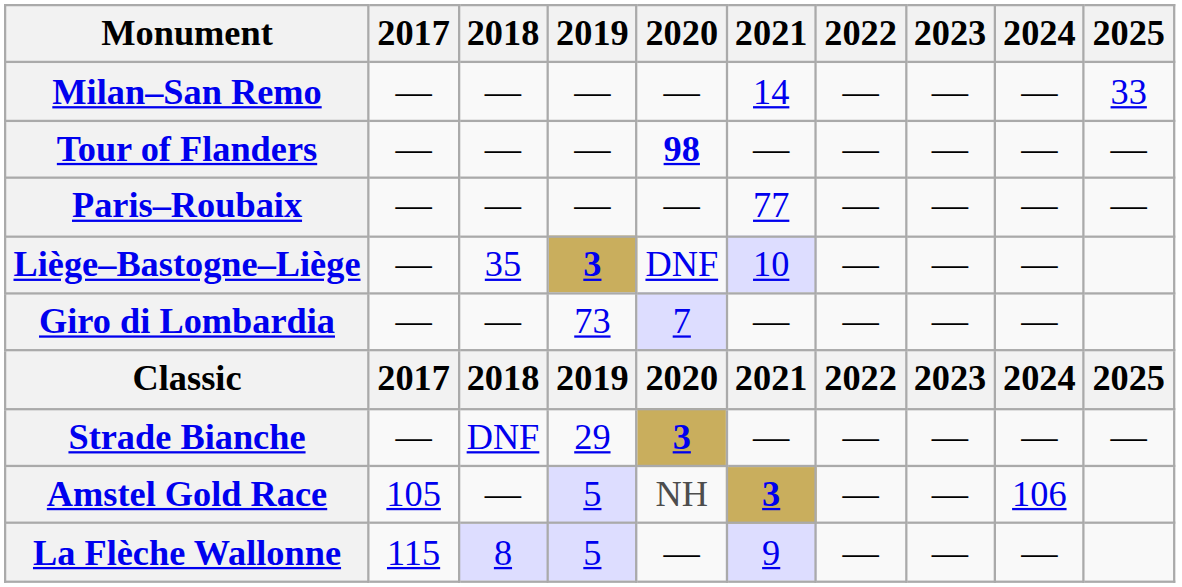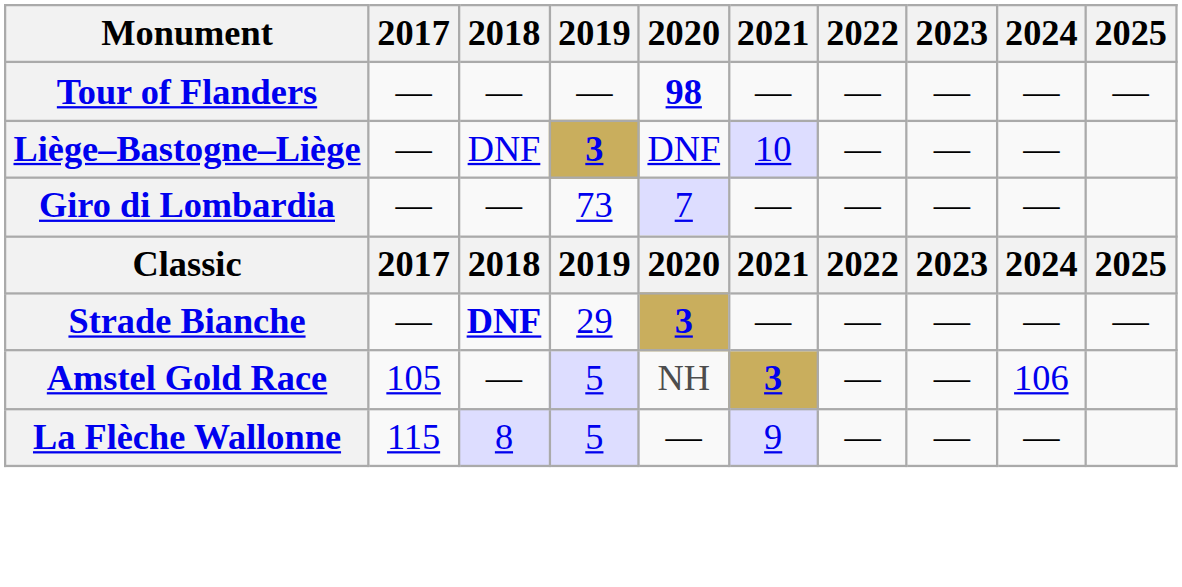- row: (187, 90)
- row: (187, 206)
(503, 263) 35 -> (504, 148) DNF
(503, 436) normal -> (504, 321) bold
